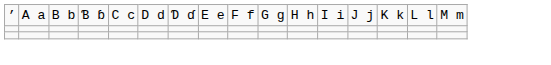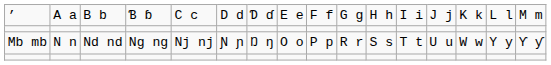+ row: (27, 43)
